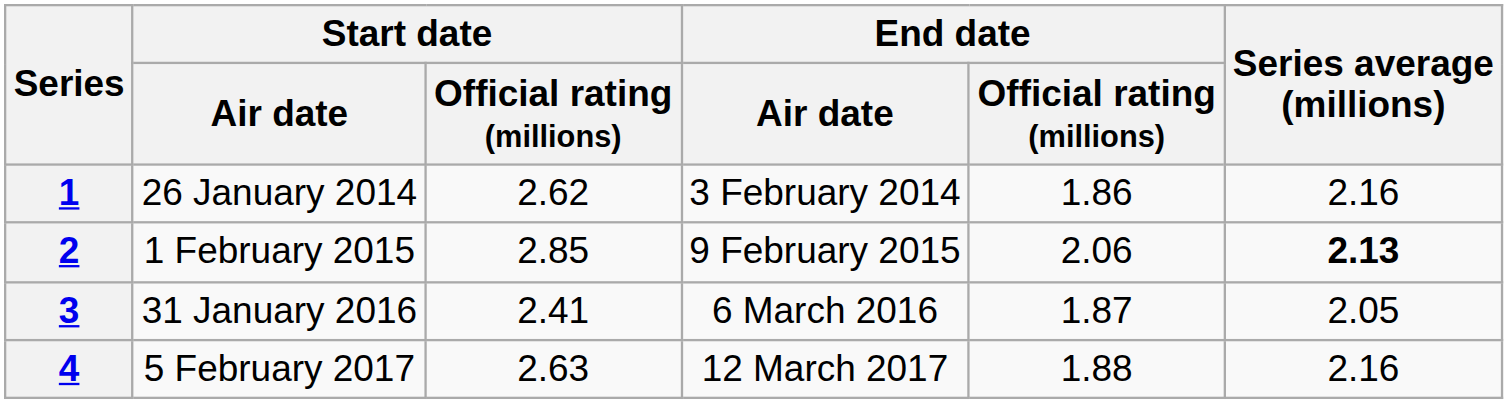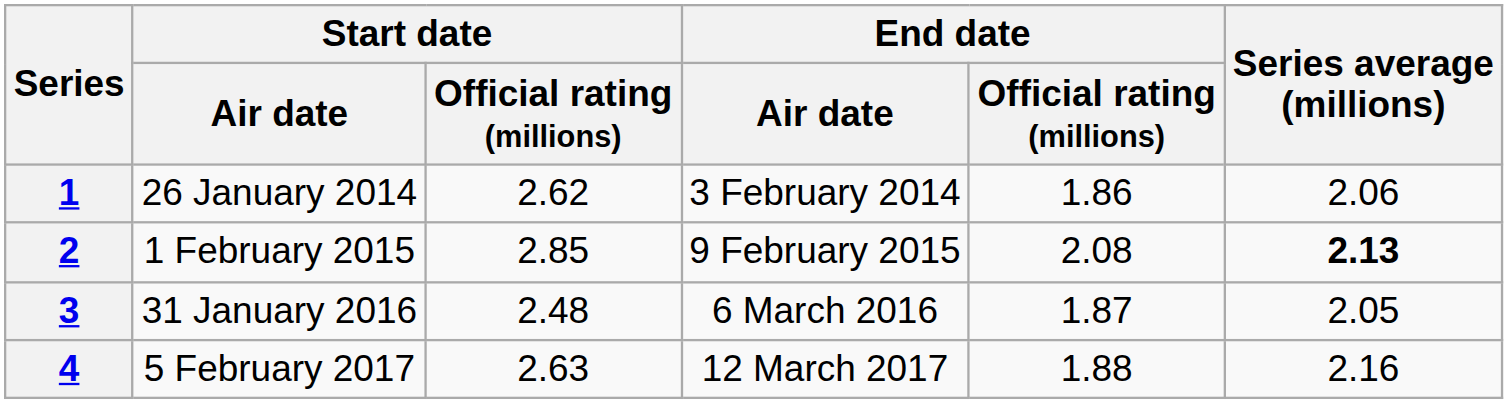(1363, 192) 2.16 -> (1363, 192) 2.06
(1097, 251) 2.06 -> (1097, 251) 2.08
(553, 309) 2.41 -> (553, 309) 2.48
